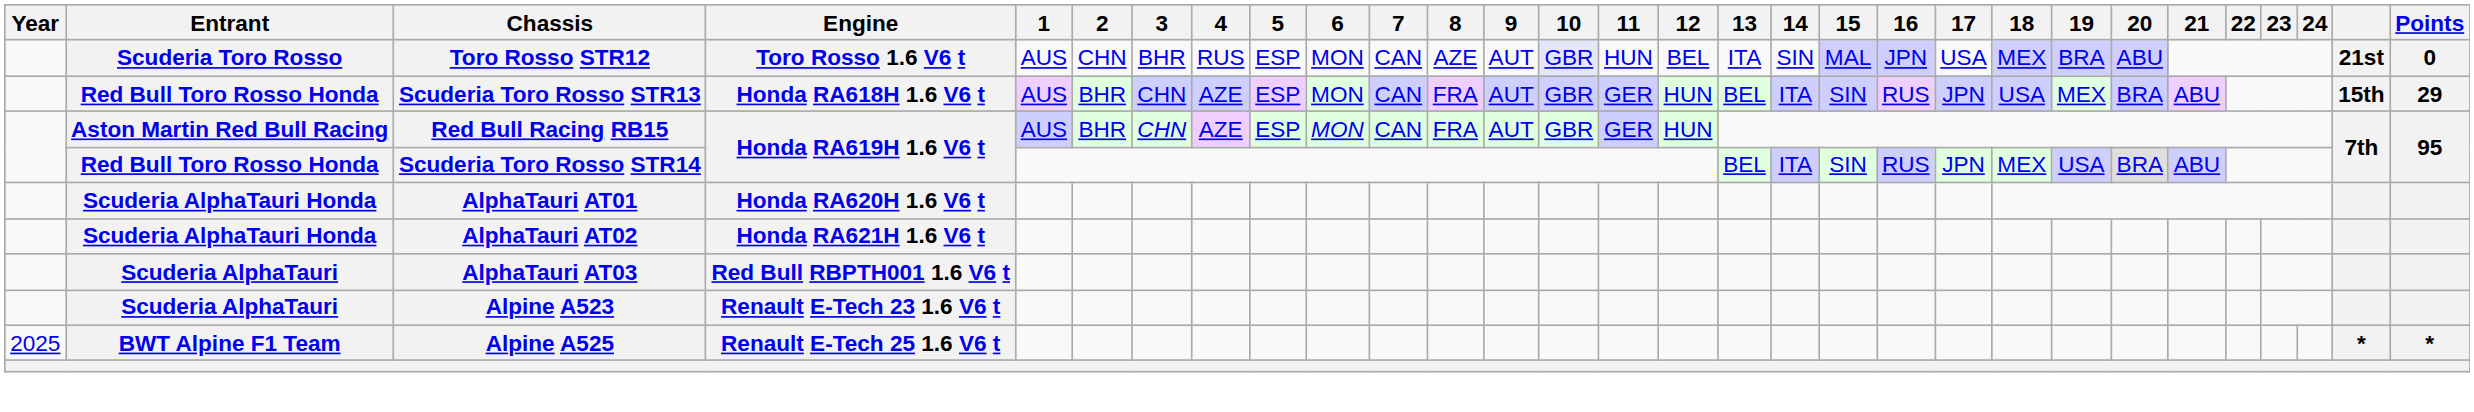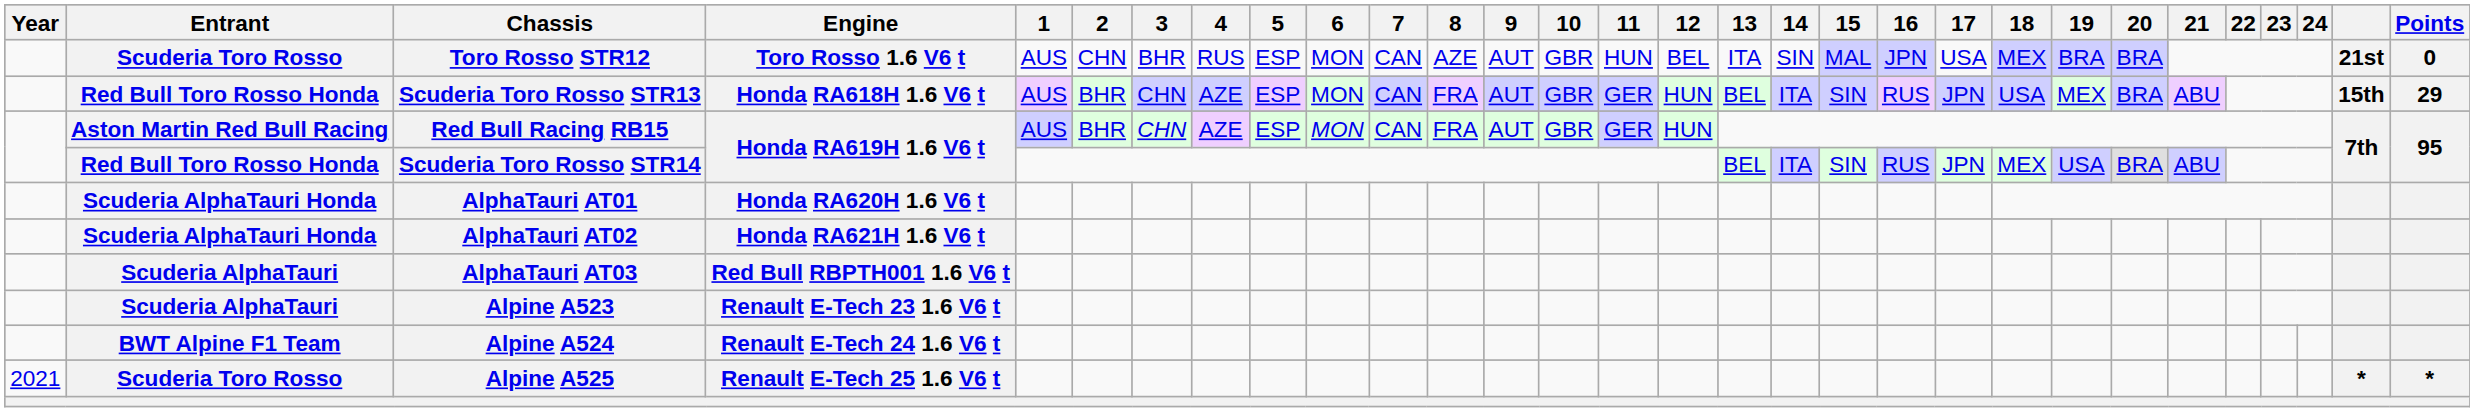(1569, 58) lavender background -> (1569, 58) no background
(2140, 58) ABU -> (2140, 58) BRA
+ row: (550, 342)
(35, 342) 2025 -> (35, 378) 2021
(230, 342) BWT Alpine F1 Team -> (230, 378) Scuderia Toro Rosso
